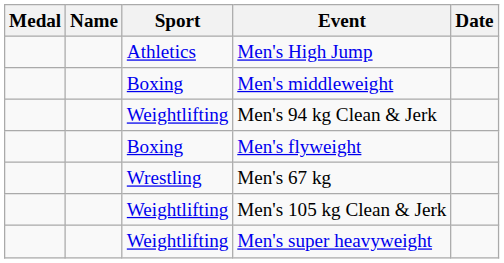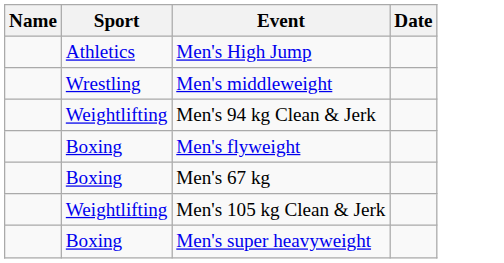- column: (35, 20)
(155, 83) Boxing -> (103, 83) Wrestling
(164, 178) Wrestling -> (94, 178) Boxing
(178, 241) Weightlifting -> (94, 241) Boxing
